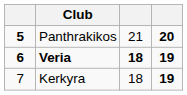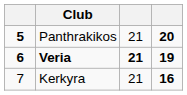(135, 57) 18 -> (135, 57) 21
(135, 79) 18 -> (135, 79) 21
(167, 79) 19 -> (167, 79) 16
